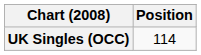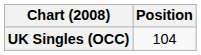(164, 38) 114 -> (164, 38) 104
